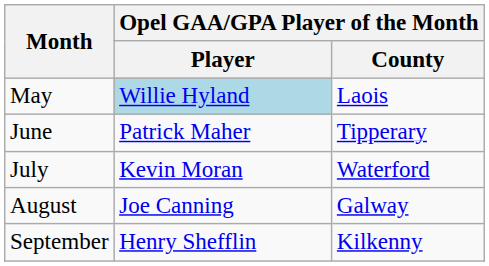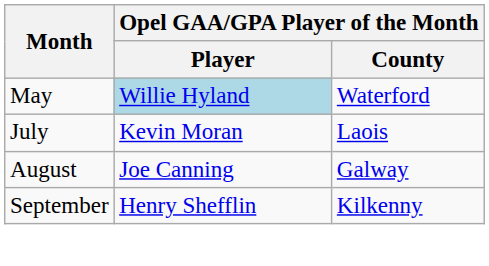(362, 95) Laois -> (383, 95) Waterford
- row: (31, 132)
(383, 168) Waterford -> (362, 132) Laois
